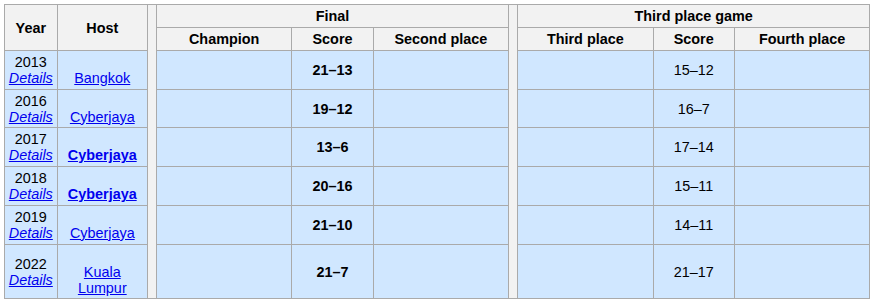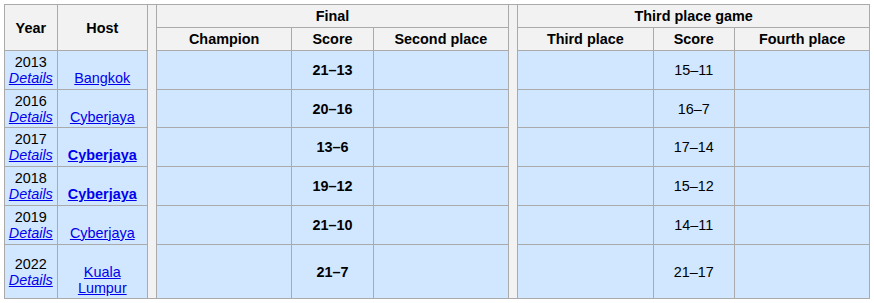(694, 70) 15–12 -> (694, 70) 15–11
(332, 109) 19–12 -> (332, 109) 20–16
(332, 186) 20–16 -> (332, 186) 19–12
(694, 186) 15–11 -> (694, 186) 15–12
